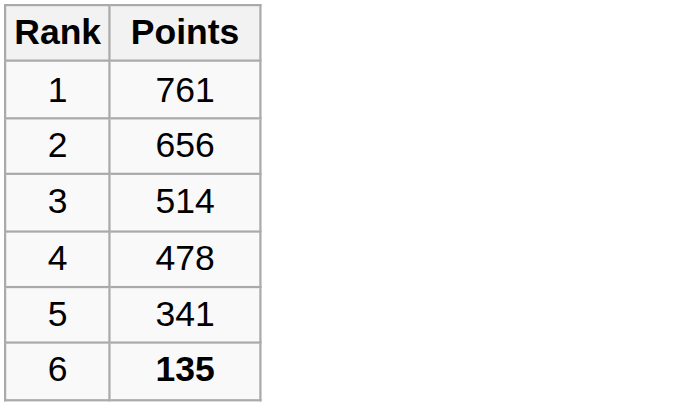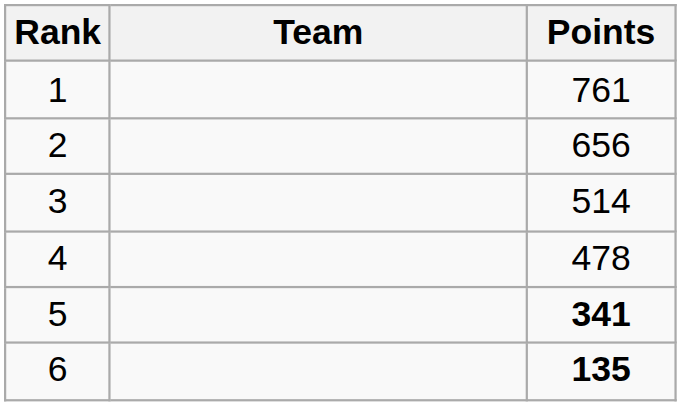+ column: (318, 32)
(185, 314) normal -> (601, 314) bold
